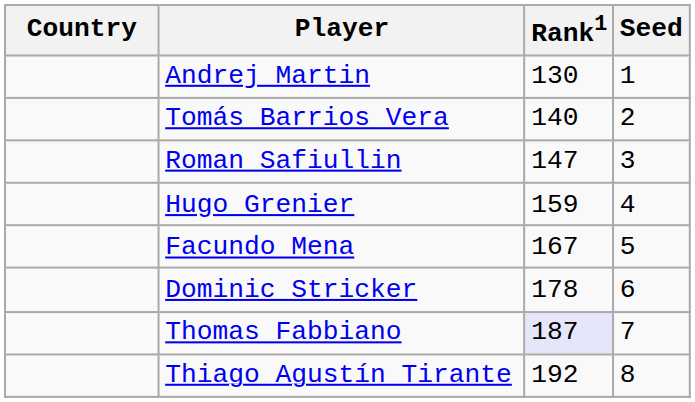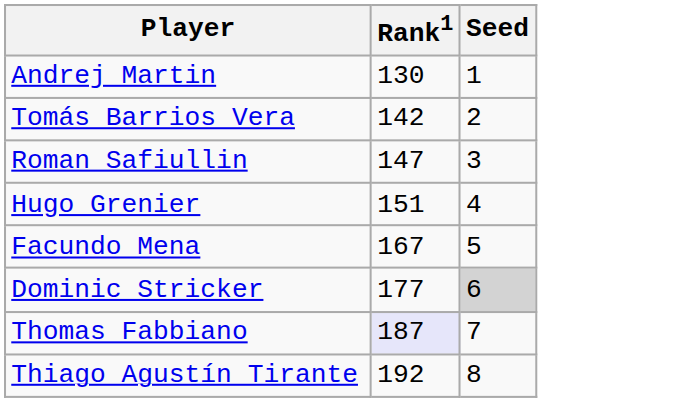- column: (82, 30)
(555, 119) 140 -> (401, 119) 142
(555, 204) 159 -> (401, 204) 151
(555, 290) 178 -> (401, 290) 177
(628, 290) no background -> (474, 290) lightgrey background
